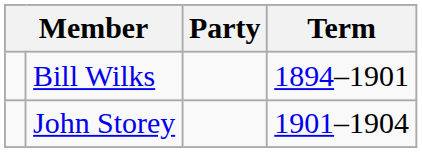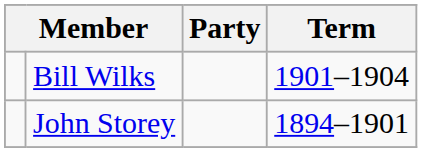(342, 75) 1894–1901 -> (342, 75) 1901–1904
(342, 123) 1901–1904 -> (342, 123) 1894–1901
